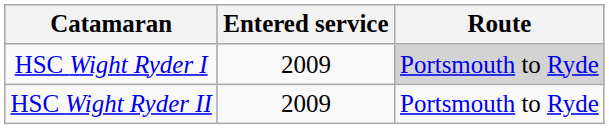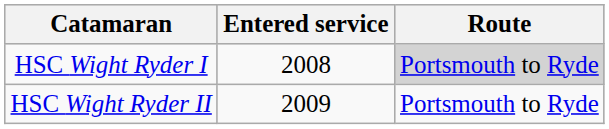(306, 63) 2009 -> (306, 63) 2008
